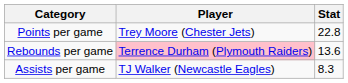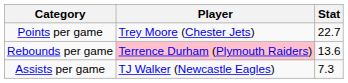(329, 32) 22.8 -> (329, 32) 22.7
(326, 69) 8.3 -> (326, 69) 7.3
